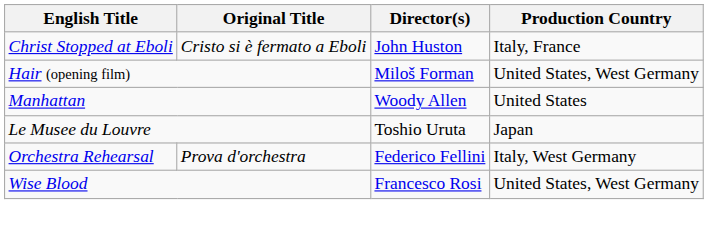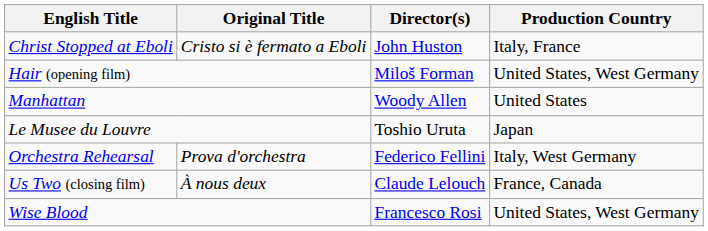+ row: (77, 184)
